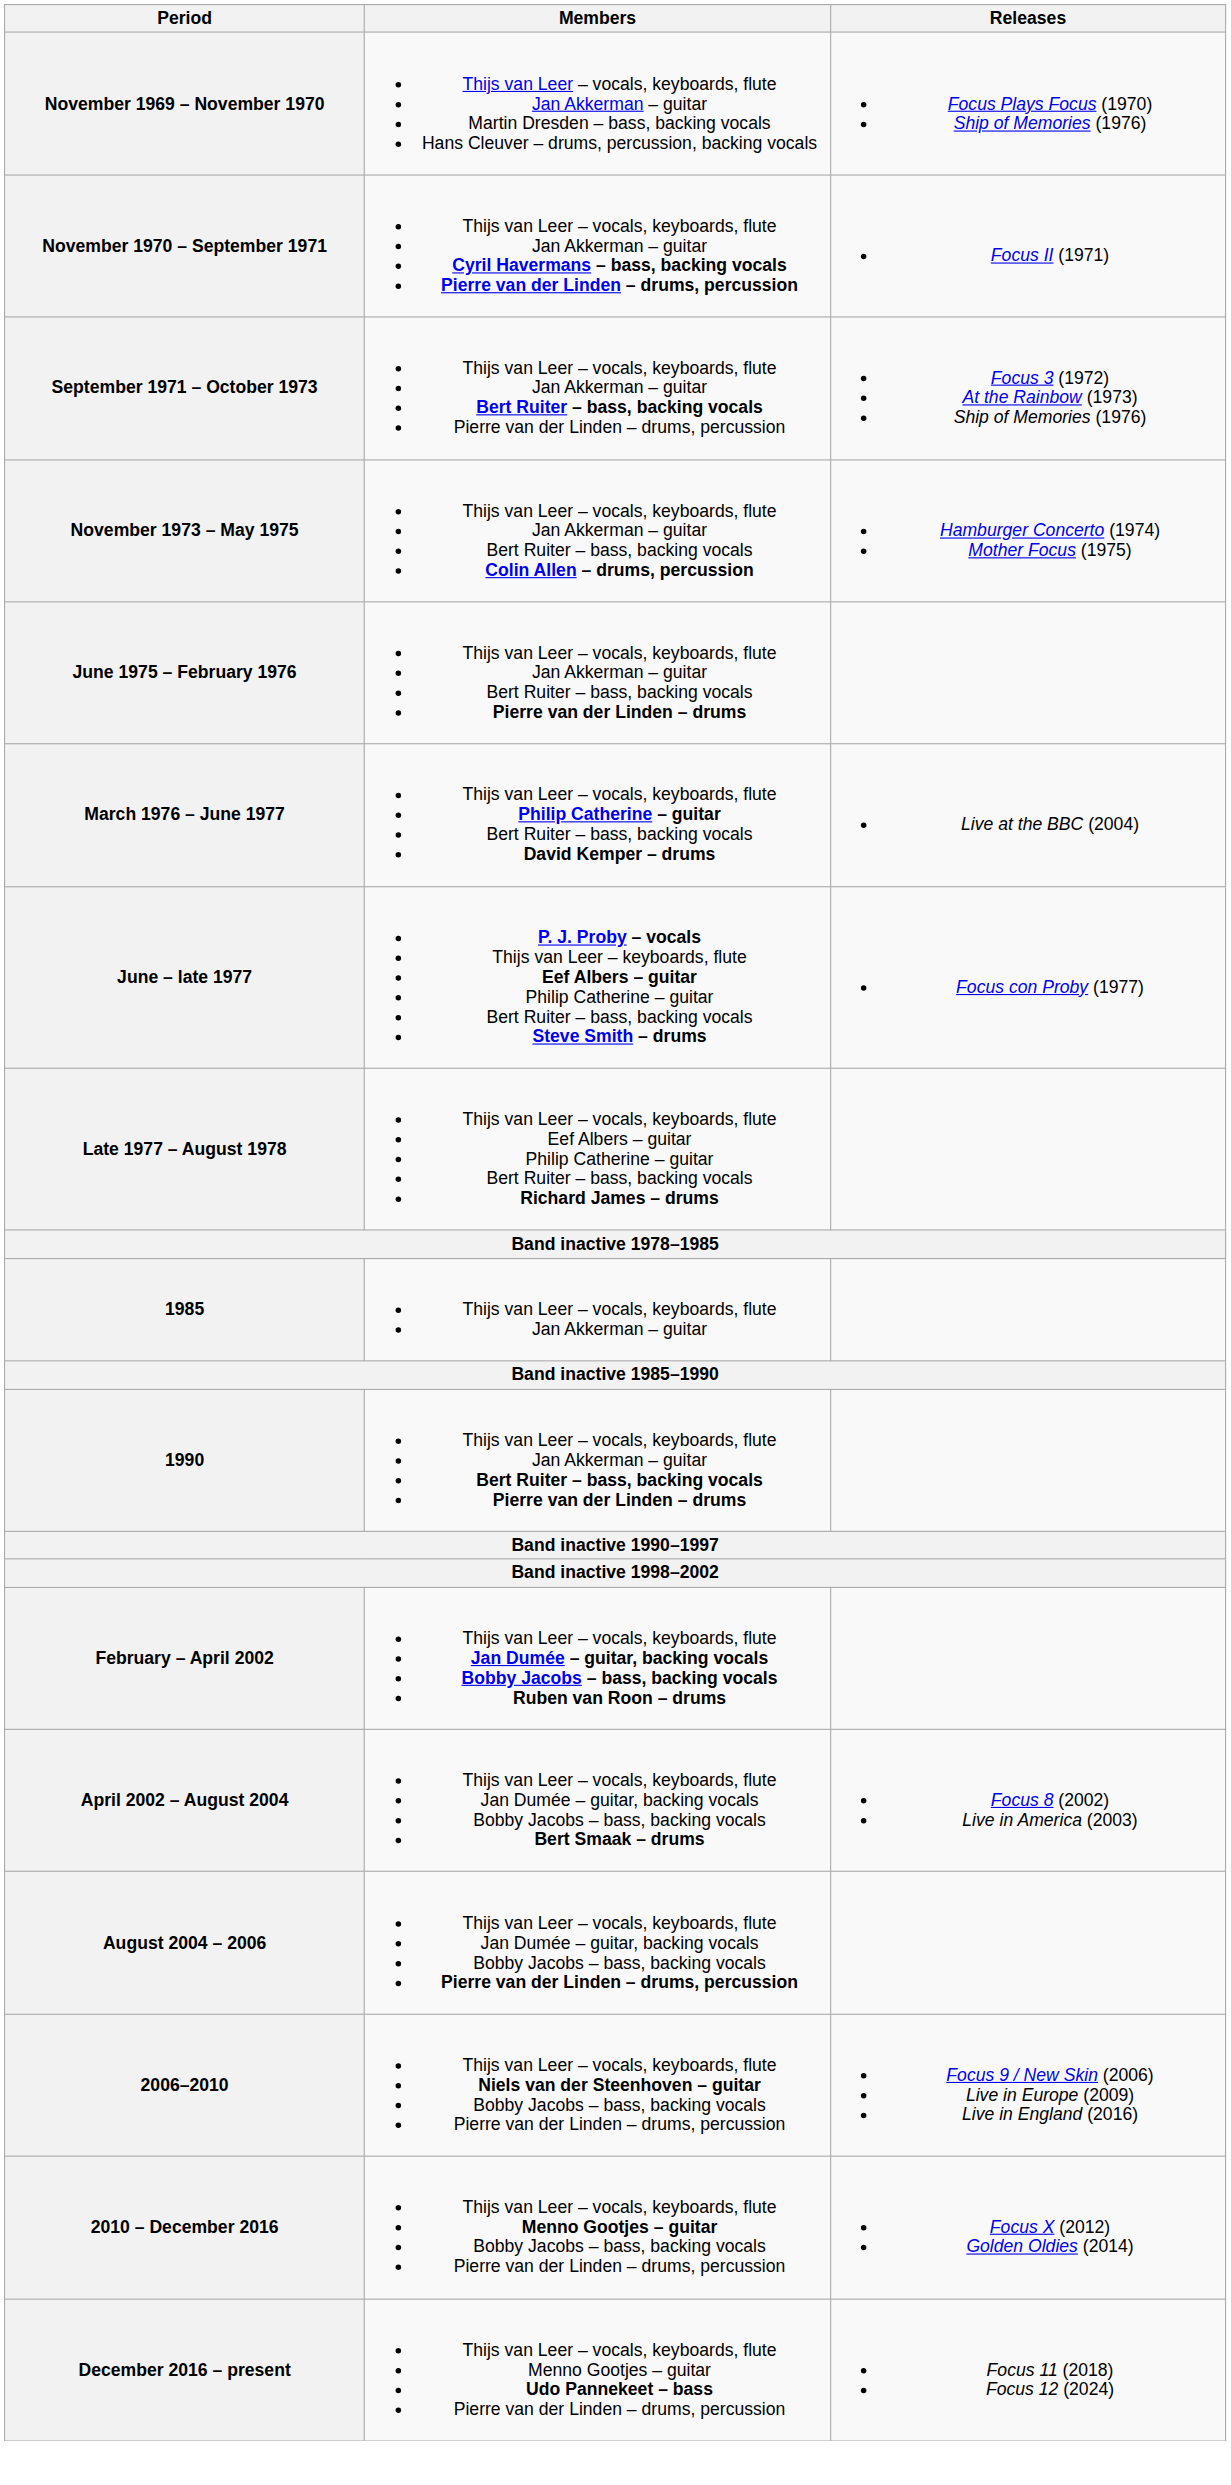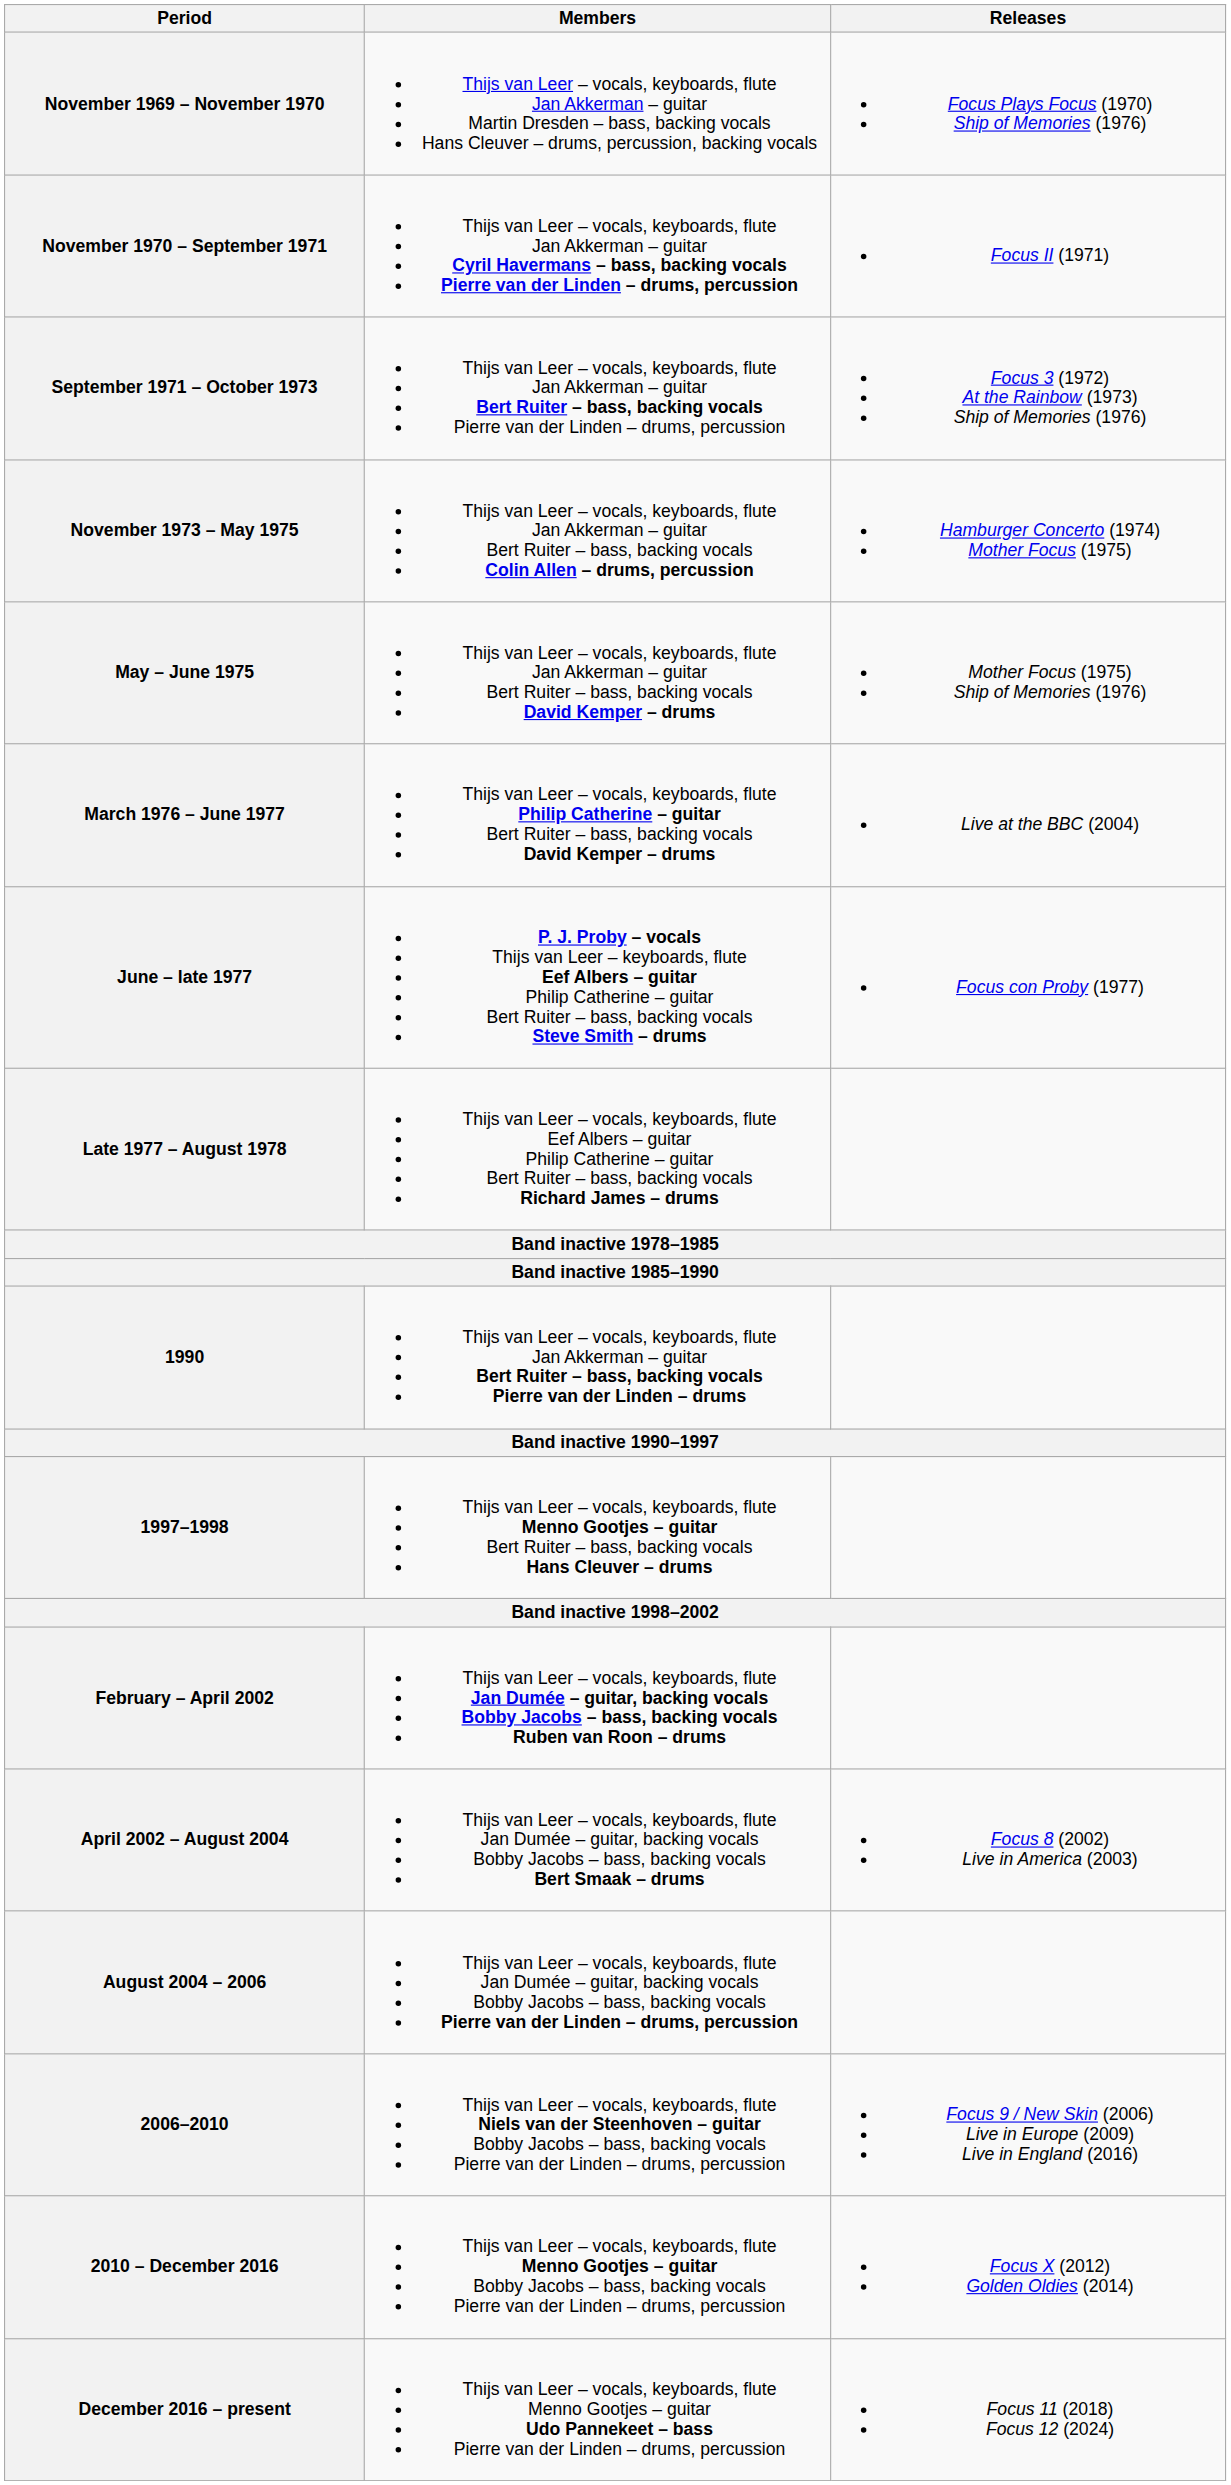+ row: (185, 672)
- row: (185, 672)
- row: (185, 1309)
+ row: (185, 1527)
